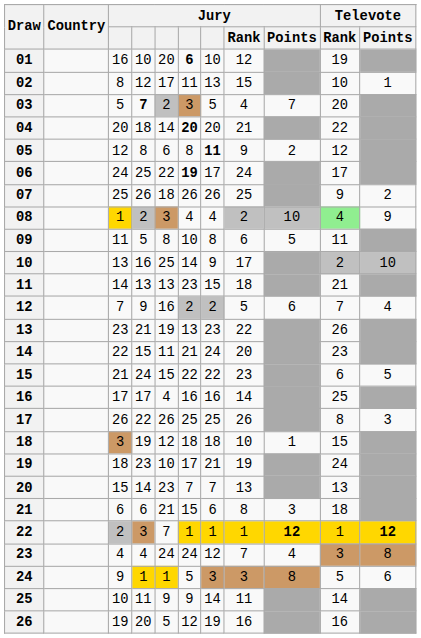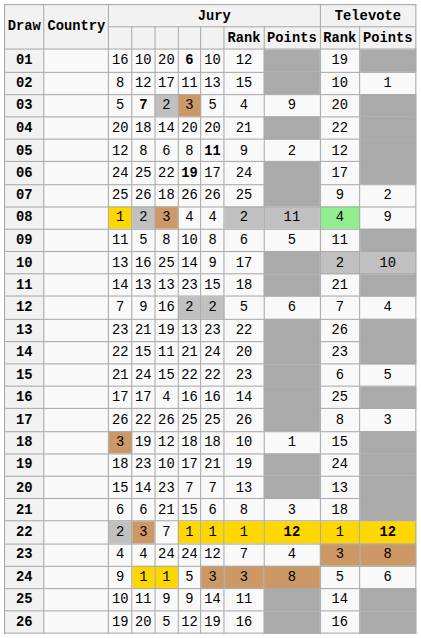(292, 106) 7 -> (292, 106) 9
(189, 128) bold -> (189, 128) normal
(292, 218) 10 -> (292, 218) 11
